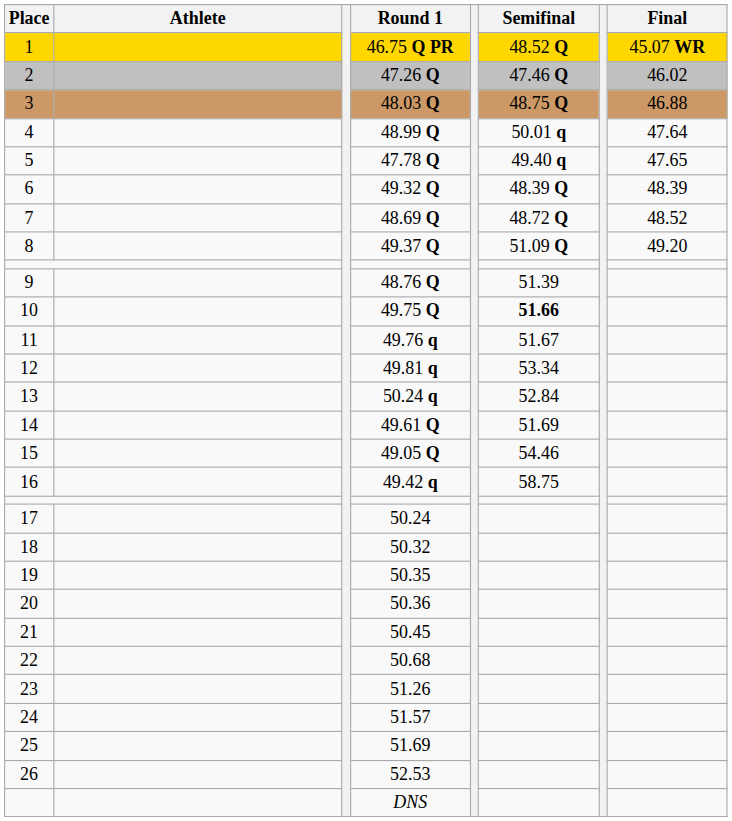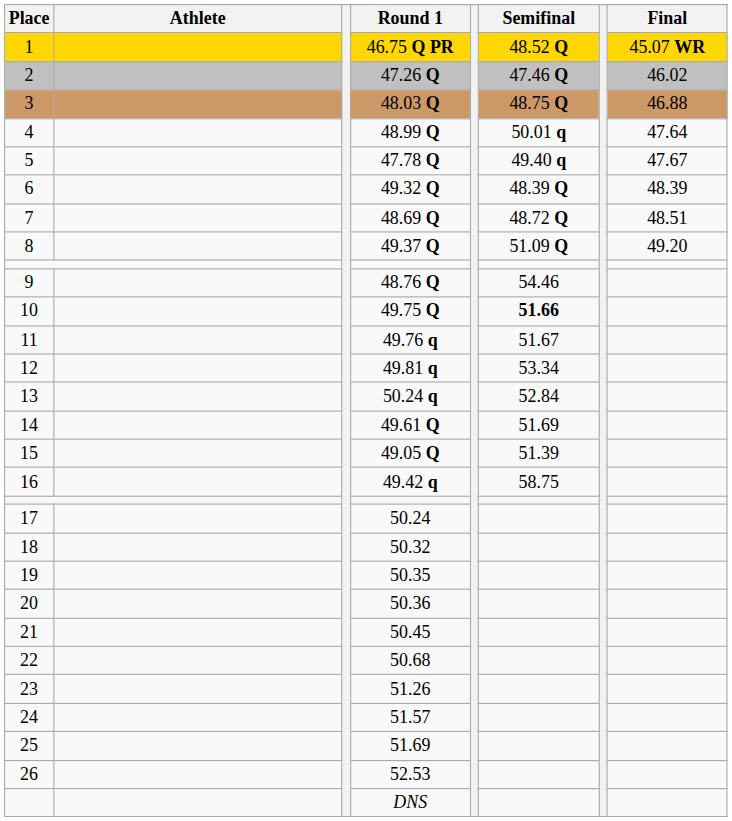(667, 160) 47.65 -> (667, 160) 47.67
(667, 217) 48.52 -> (667, 217) 48.51
(539, 282) 51.39 -> (539, 282) 54.46
(539, 453) 54.46 -> (539, 453) 51.39
